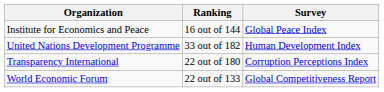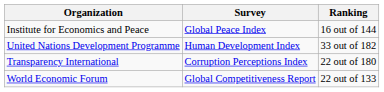columns swapped: (311, 12) <-> (212, 12)
